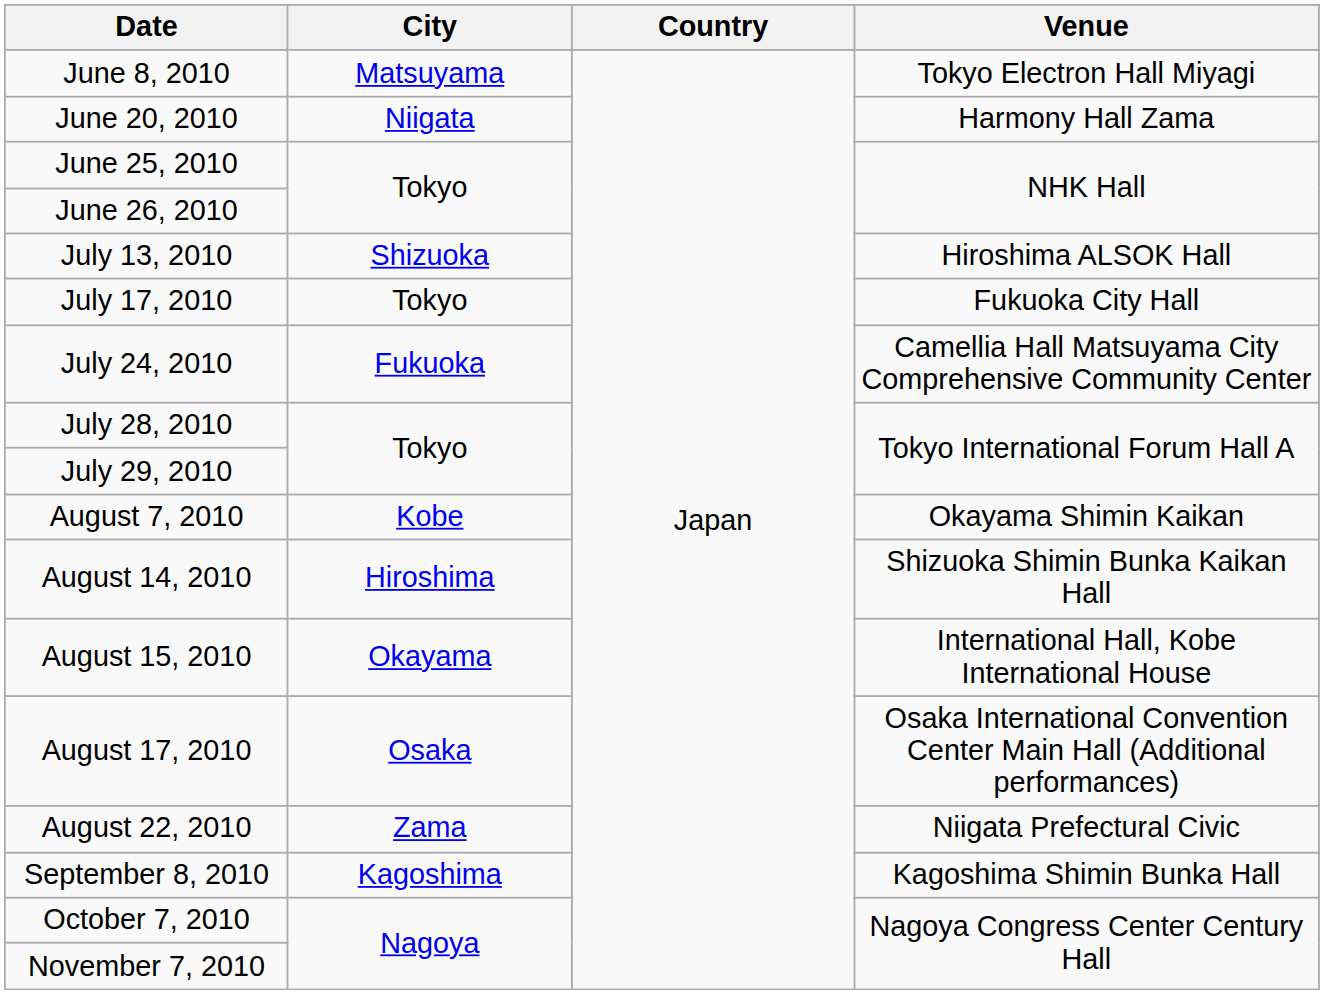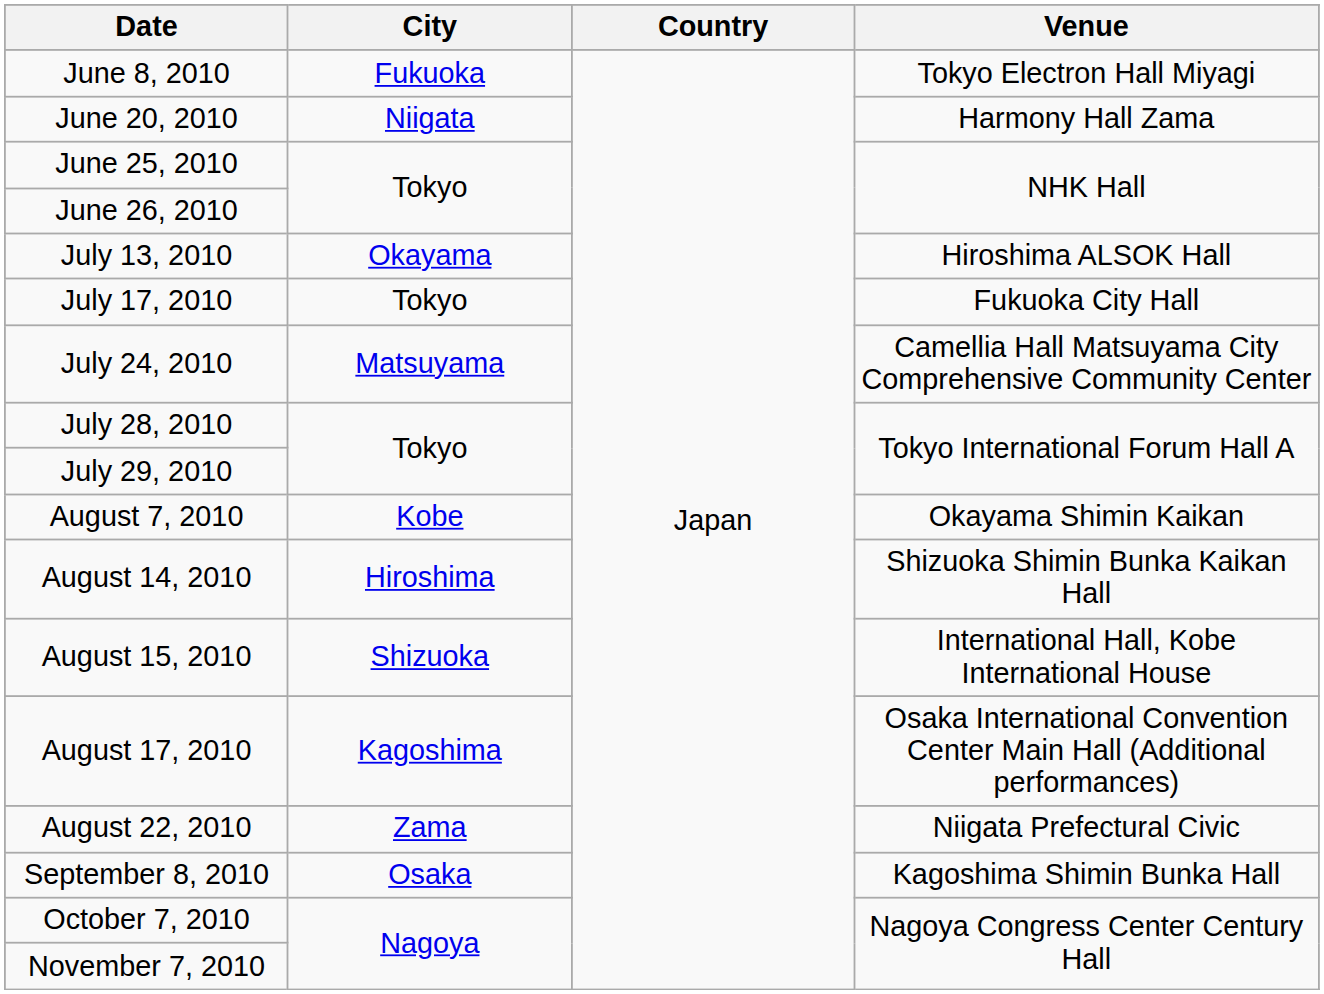(430, 73) Matsuyama -> (430, 73) Fukuoka
(430, 255) Shizuoka -> (430, 255) Okayama
(430, 363) Fukuoka -> (430, 363) Matsuyama
(430, 656) Okayama -> (430, 656) Shizuoka
(430, 750) Osaka -> (430, 750) Kagoshima
(430, 874) Kagoshima -> (430, 874) Osaka
